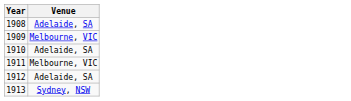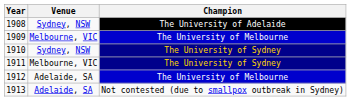+ column: (223, 11)
(63, 24) Adelaide, SA -> (63, 24) Sydney, NSW
(63, 50) Adelaide, SA -> (63, 50) Sydney, NSW
(63, 90) Sydney, NSW -> (63, 90) Adelaide, SA
